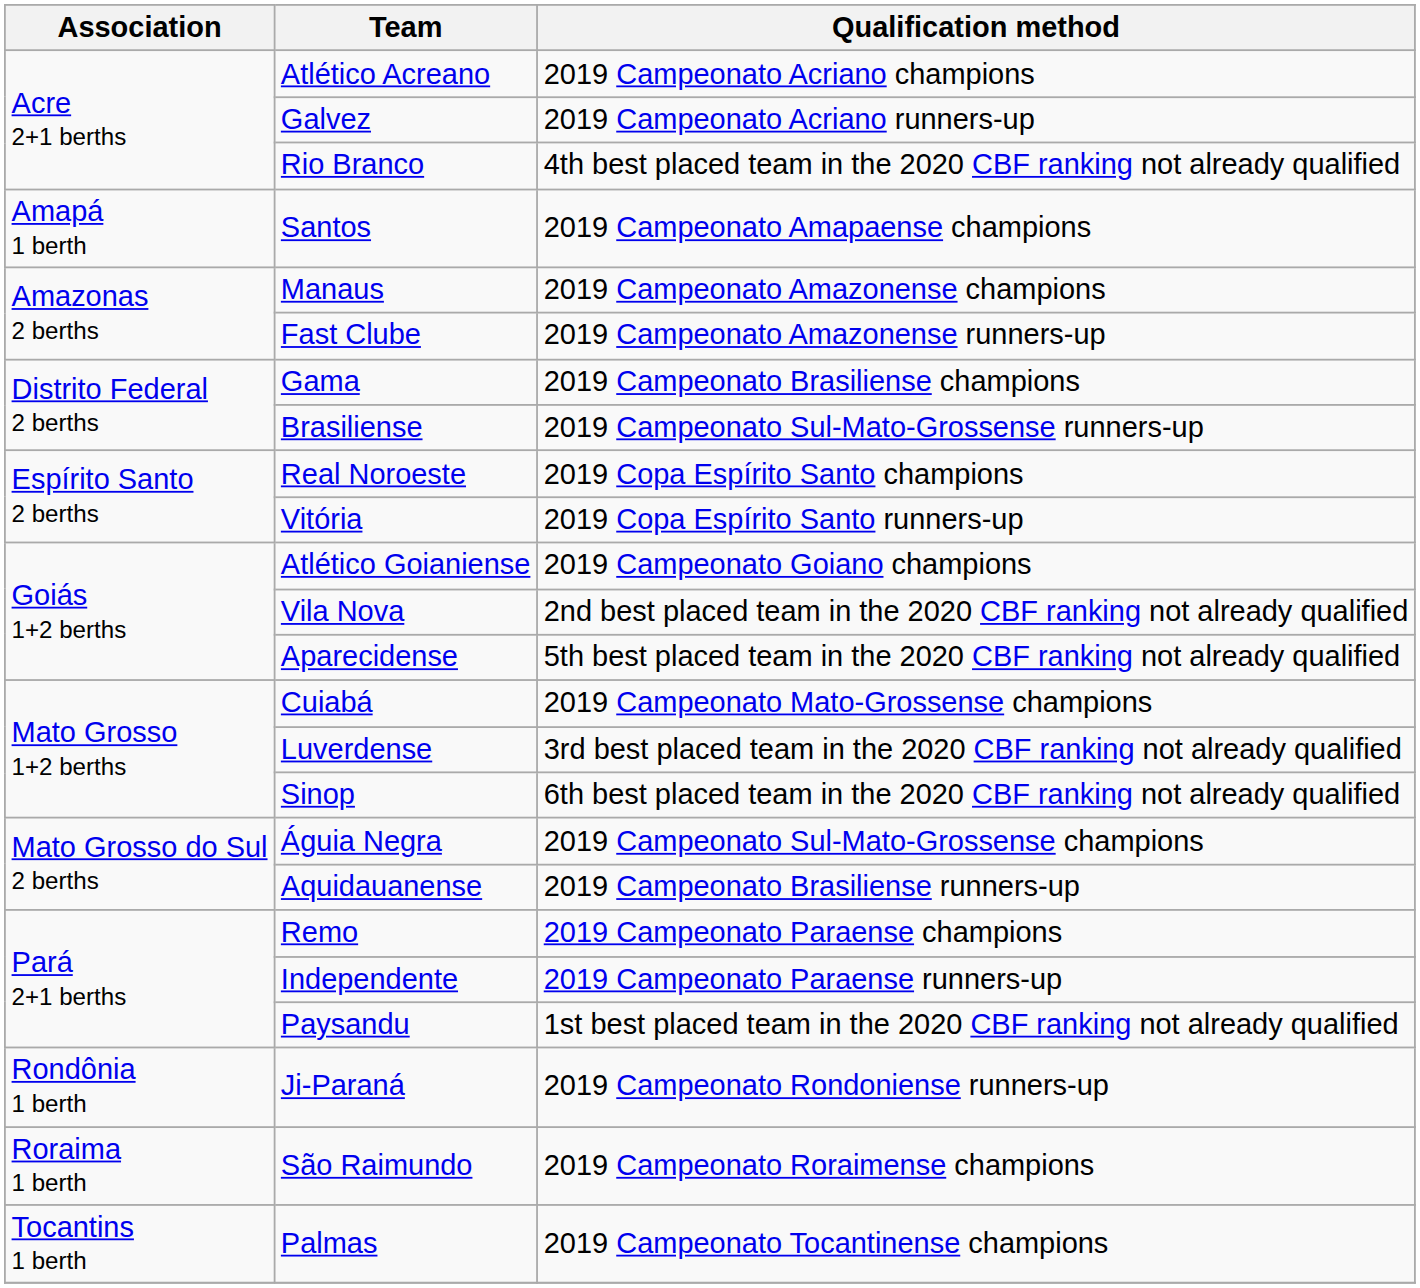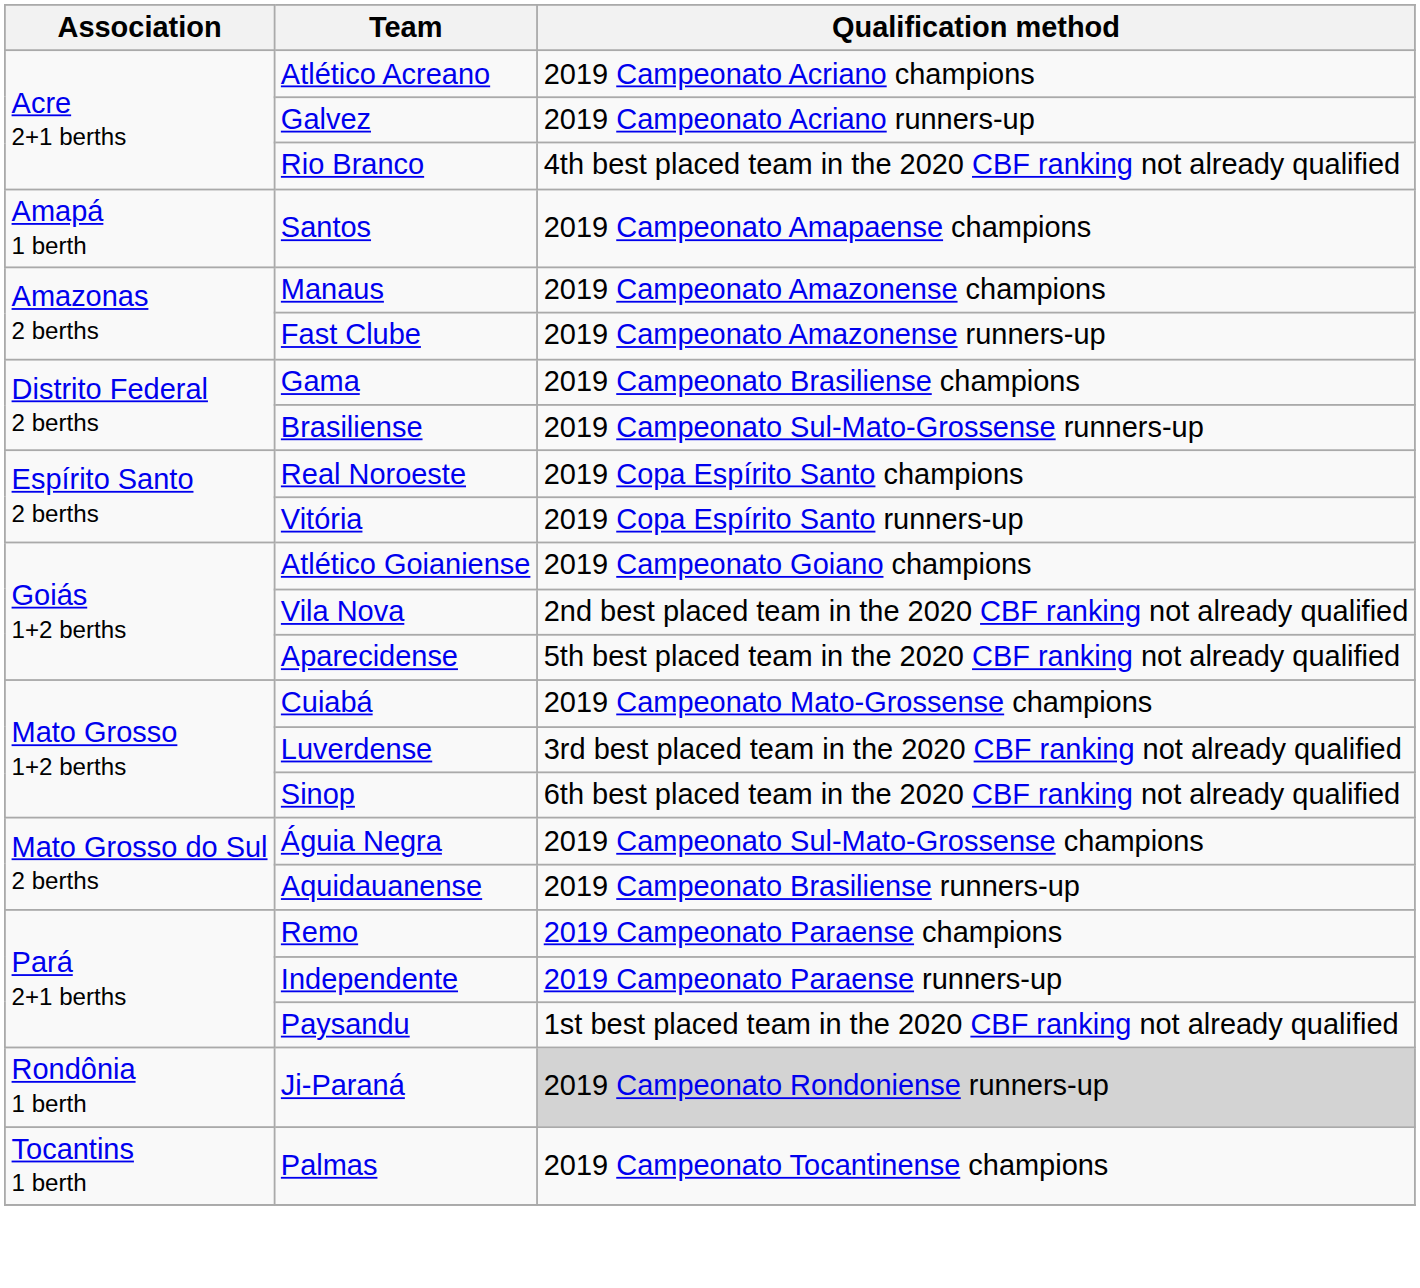(826, 1086) no background -> (826, 1086) lightgrey background
- row: (377, 1165)
